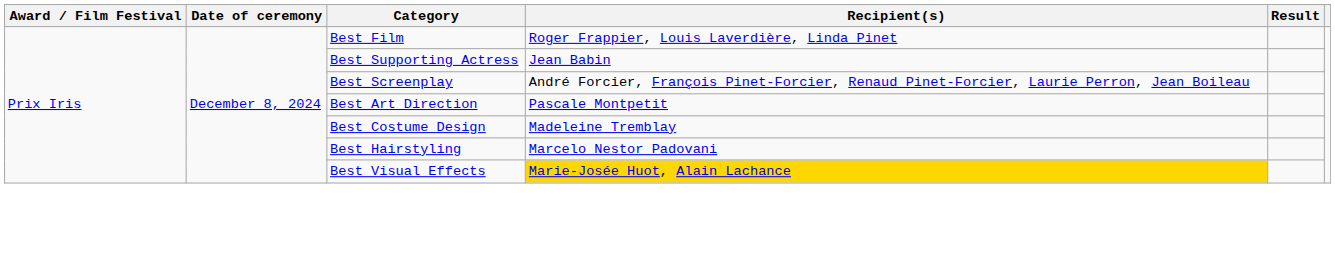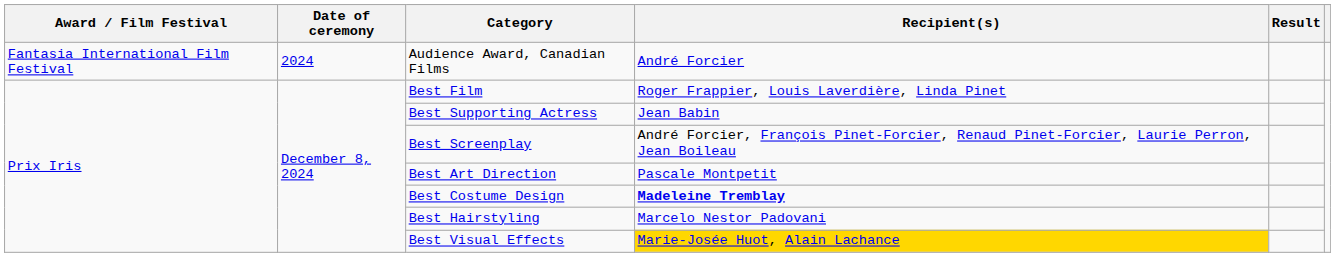+ row: (507, 62)
(603, 127) normal -> (711, 196) bold
